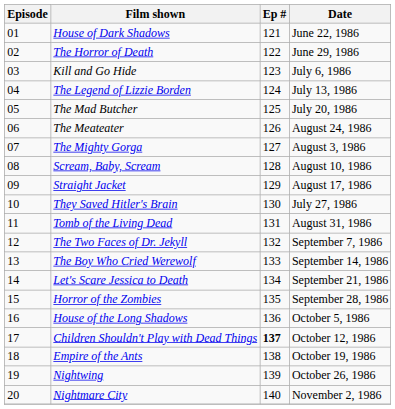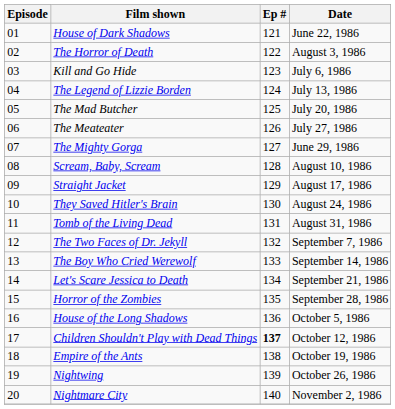(325, 52) June 29, 1986 -> (329, 52) August 3, 1986
(332, 128) August 24, 1986 -> (324, 128) July 27, 1986
(329, 147) August 3, 1986 -> (325, 147) June 29, 1986
(324, 204) July 27, 1986 -> (332, 204) August 24, 1986
